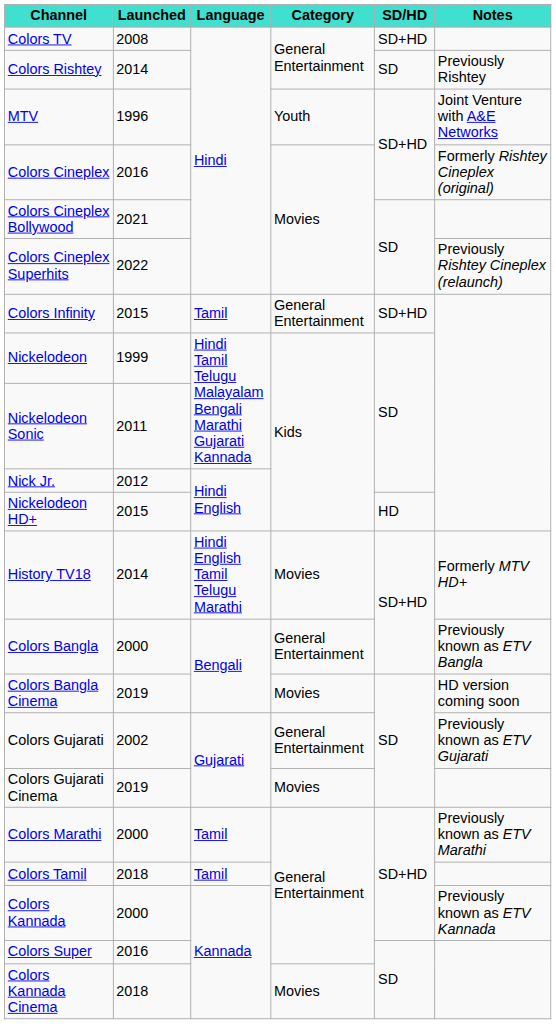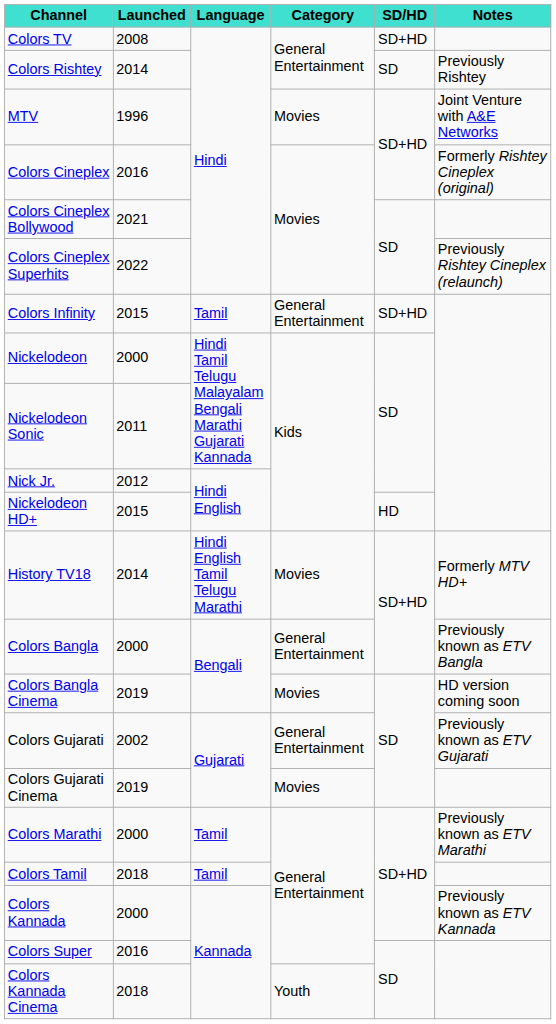(292, 116) Youth -> (297, 116) Movies
(132, 358) 1999 -> (132, 358) 2000
(297, 991) Movies -> (292, 991) Youth
